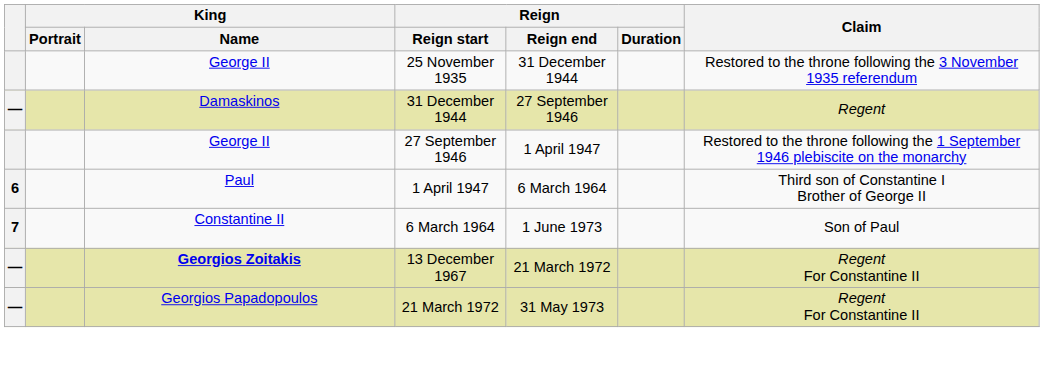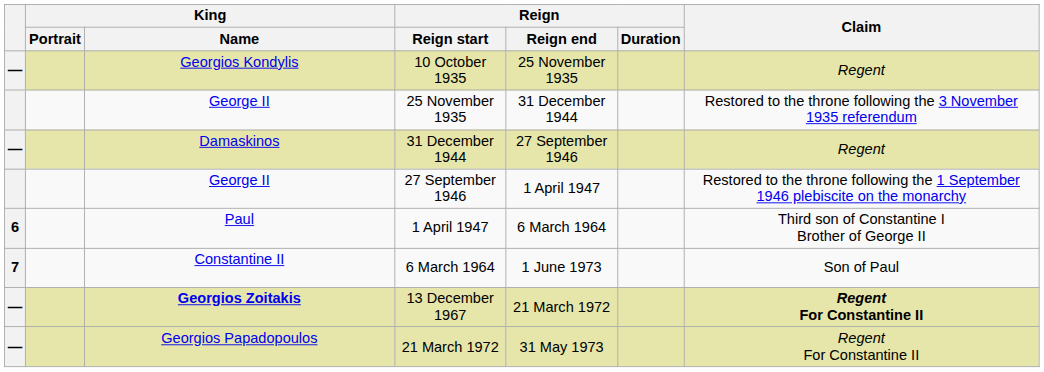+ row: (450, 70)
(862, 267) normal -> (861, 307) bold
